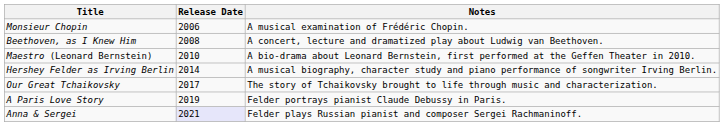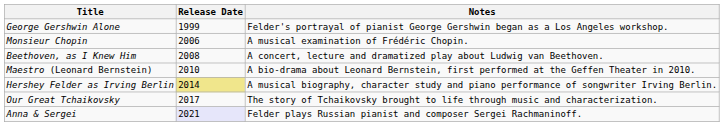+ row: (63, 26)
(189, 70) no background -> (189, 85) khaki background
- row: (55, 99)
